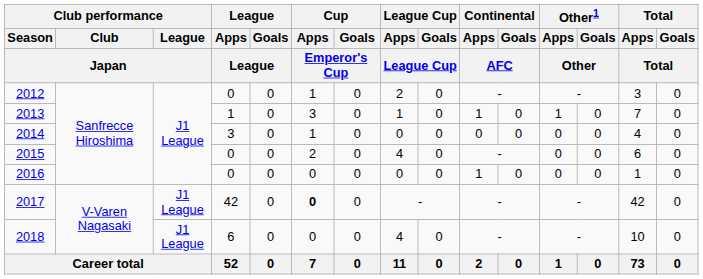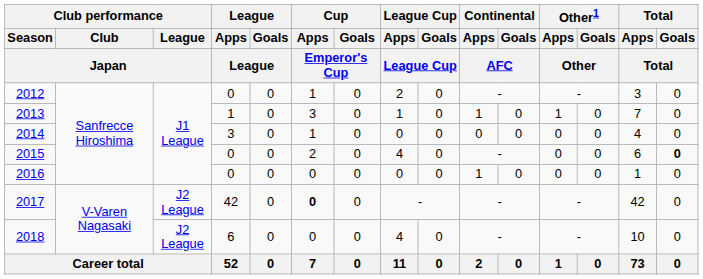(677, 154) normal -> (677, 154) bold
(182, 202) J1 League -> (182, 202) J2 League
(182, 236) J1 League -> (182, 236) J2 League
